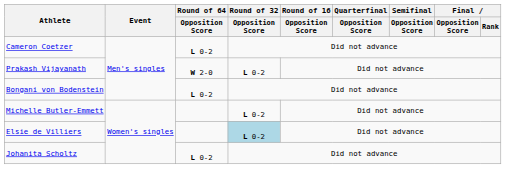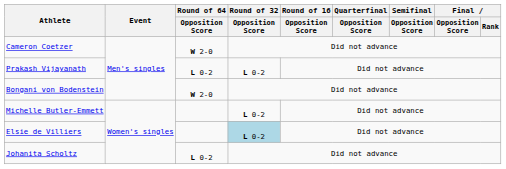(202, 51) L 0-2 -> (202, 51) W 2-0
(202, 72) W 2-0 -> (202, 72) L 0-2
(202, 94) L 0-2 -> (202, 94) W 2-0
